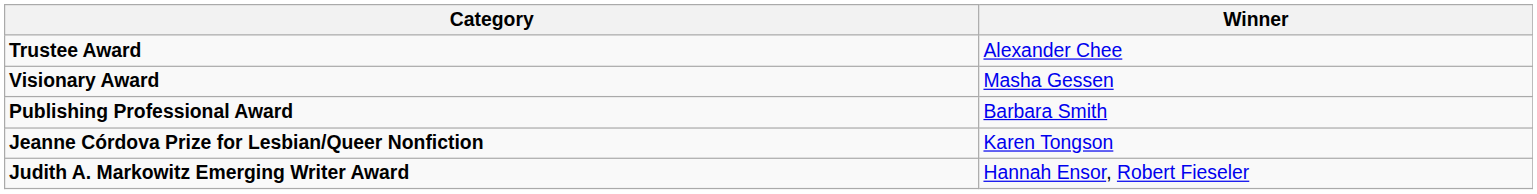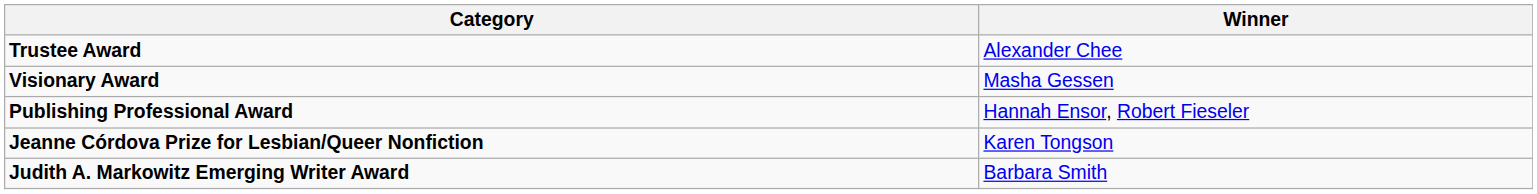(1045, 111) Barbara Smith -> (1116, 111) Hannah Ensor, Robert Fieseler
(1116, 173) Hannah Ensor, Robert Fieseler -> (1045, 173) Barbara Smith
